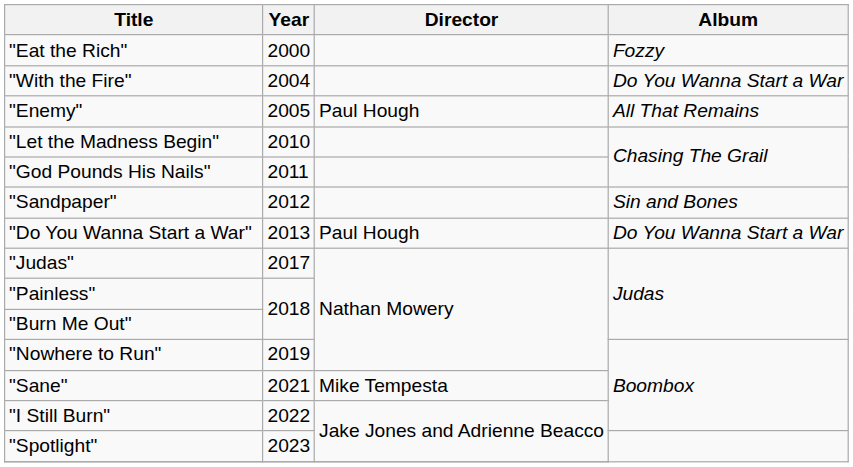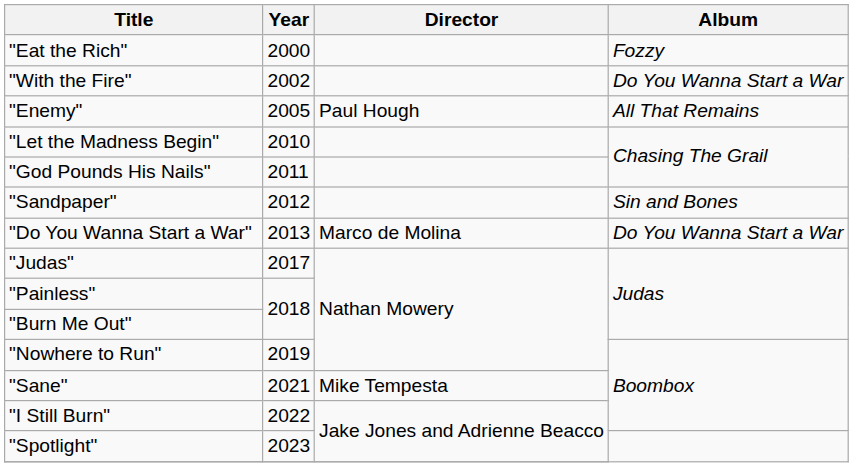(289, 80) 2004 -> (289, 80) 2002
(369, 232) Paul Hough -> (390, 232) Marco de Molina
